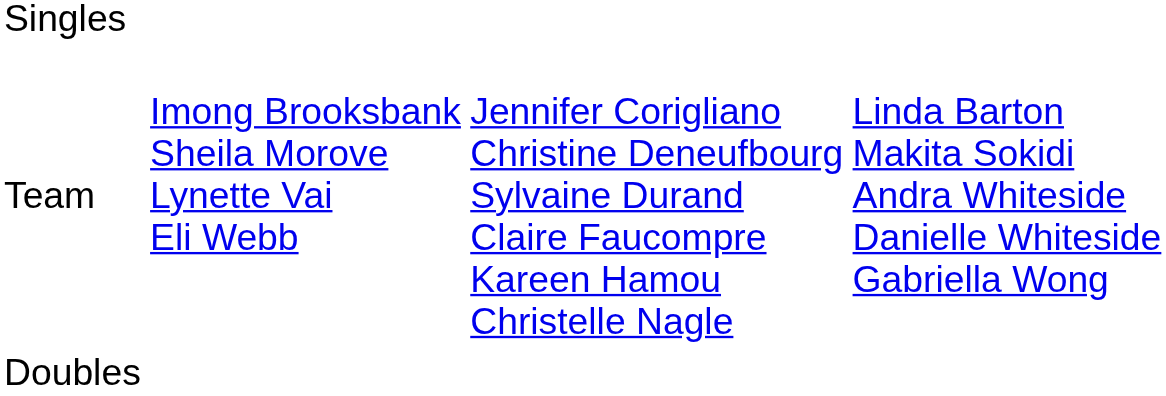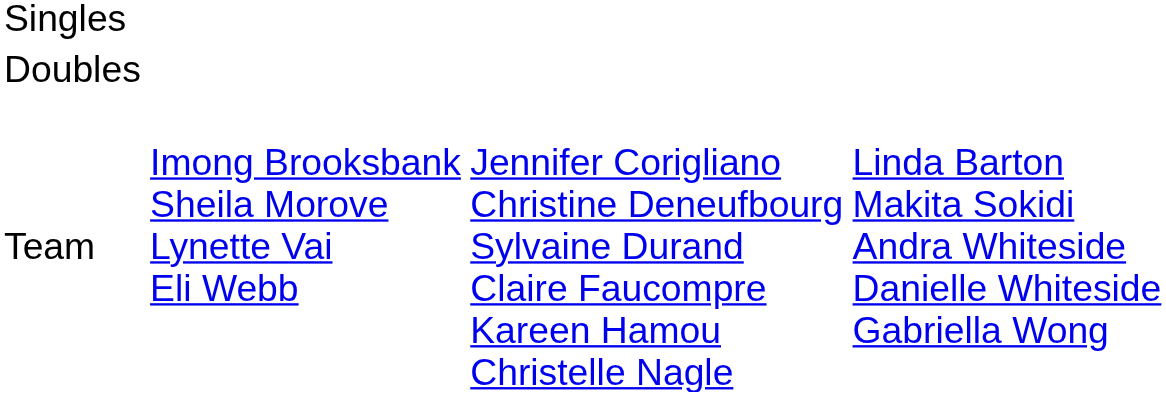rows swapped: (72, 372) <-> (50, 195)
